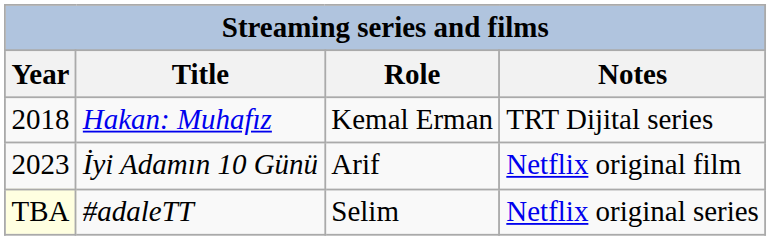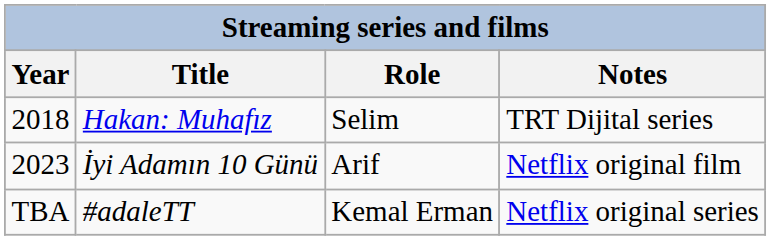(412, 119) Kemal Erman -> (365, 119) Selim
(41, 211) lightyellow background -> (41, 211) no background
(365, 211) Selim -> (412, 211) Kemal Erman
